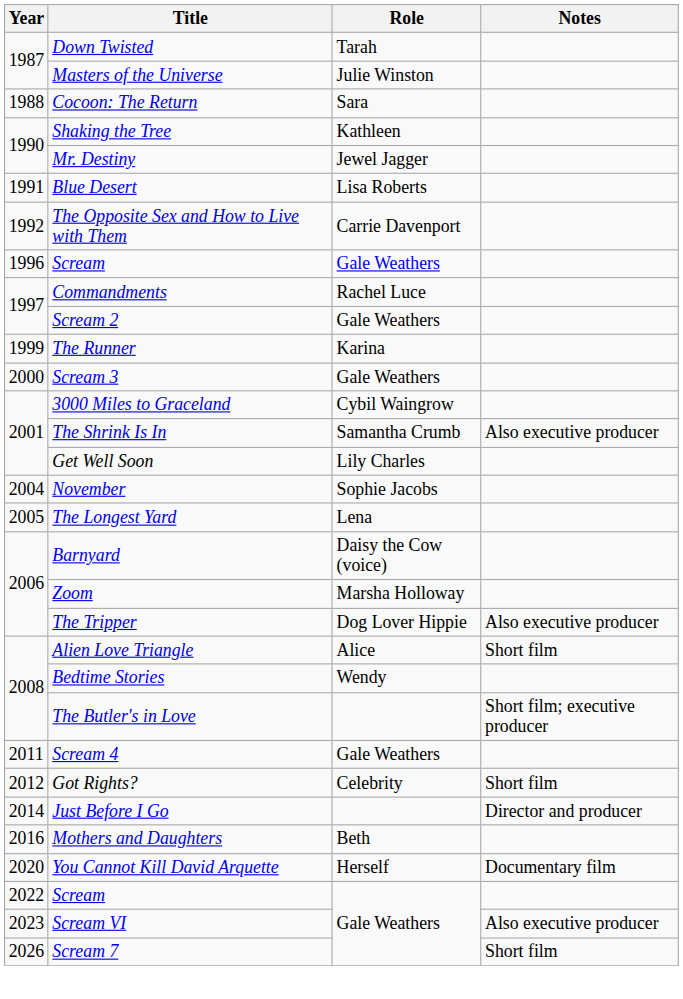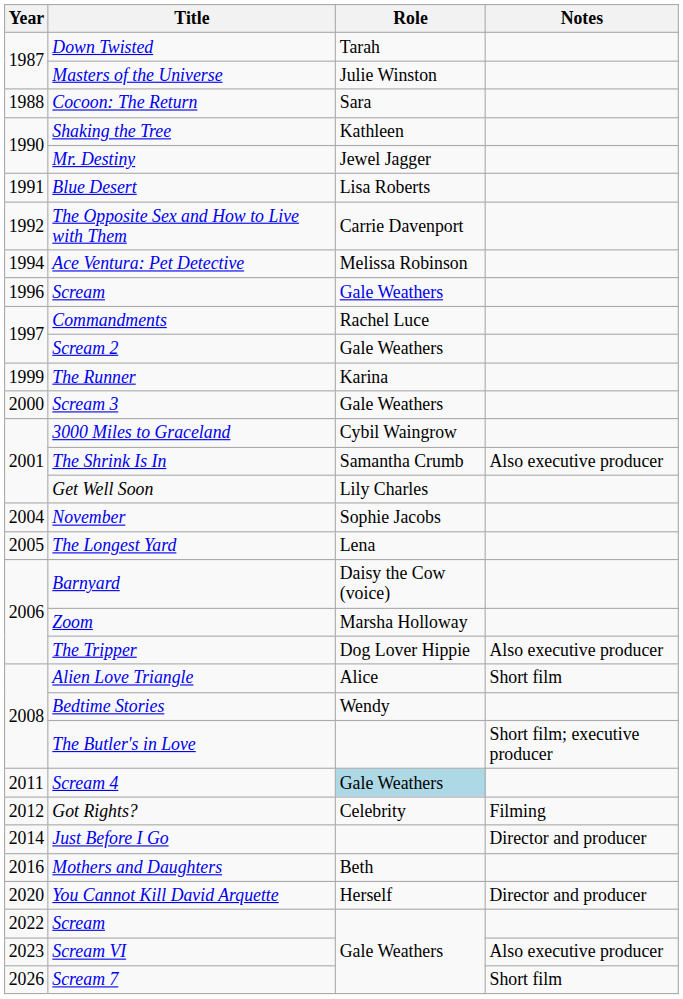+ row: (26, 263)
(388, 754) no background -> (391, 782) lightblue background
(521, 782) Short film -> (518, 810) Filming
(550, 867) Documentary film -> (568, 895) Director and producer
